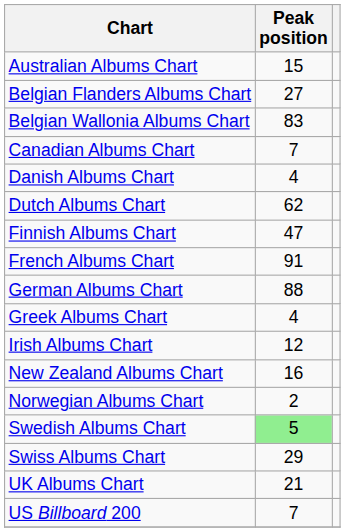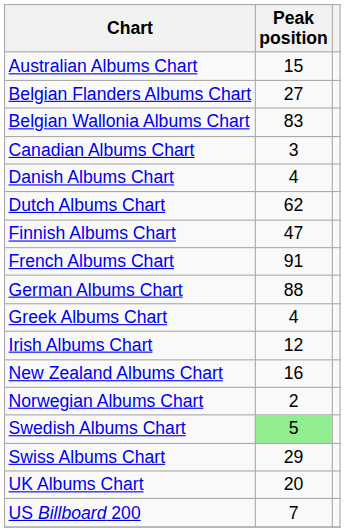(294, 149) 7 -> (294, 149) 3
(294, 484) 21 -> (294, 484) 20
